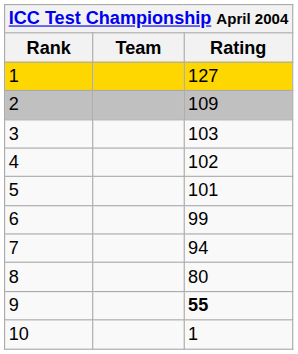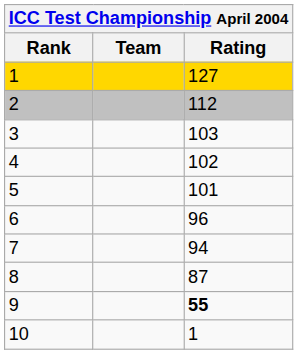(203, 104) 109 -> (203, 104) 112
(198, 219) 99 -> (198, 219) 96
(198, 276) 80 -> (198, 276) 87
